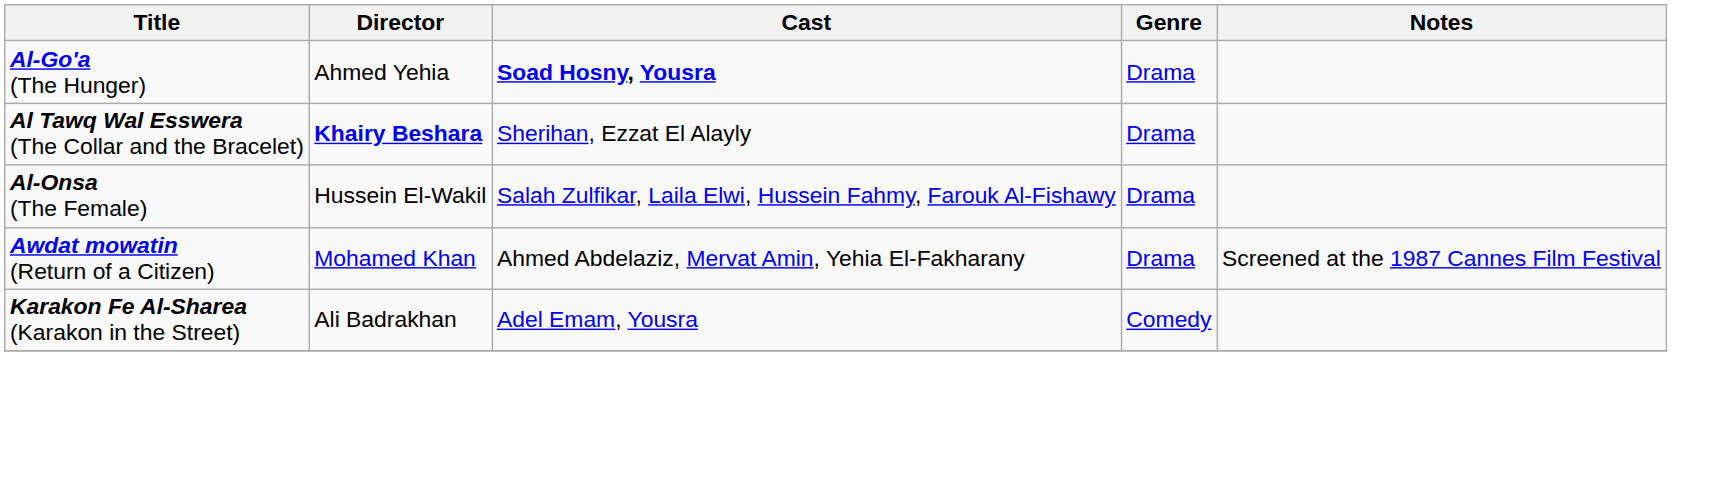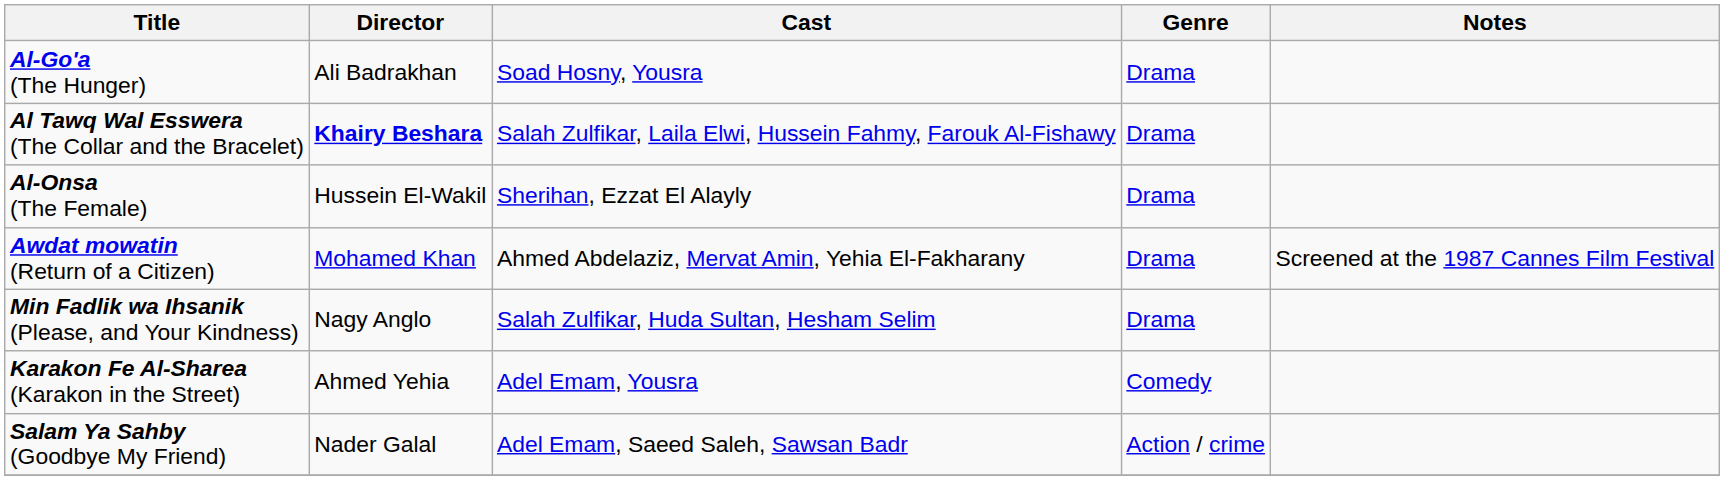(382, 71) Ahmed Yehia -> (386, 71) Ali Badrakhan
(606, 71) bold -> (600, 71) normal
(624, 133) Sherihan, Ezzat El Alayly -> (806, 133) Salah Zulfikar, Laila Elwi, Hussein Fahmy, Farouk Al-Fishawy
(806, 195) Salah Zulfikar, Laila Elwi, Hussein Fahmy, Farouk Al-Fishawy -> (624, 195) Sherihan, Ezzat El Alayly
+ row: (154, 319)
(386, 319) Ali Badrakhan -> (382, 381) Ahmed Yehia
+ row: (118, 443)
